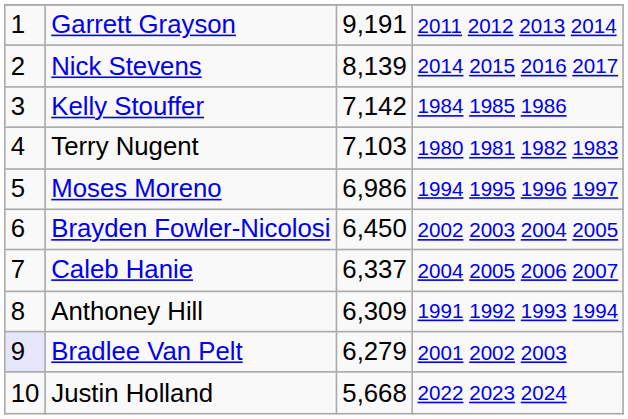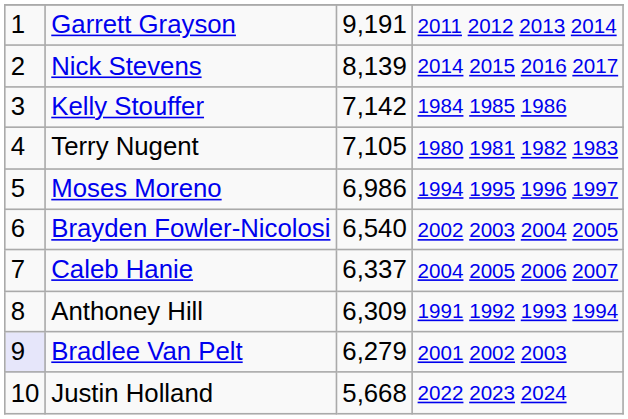(375, 147) 7,103 -> (375, 147) 7,105
(375, 229) 6,450 -> (375, 229) 6,540
